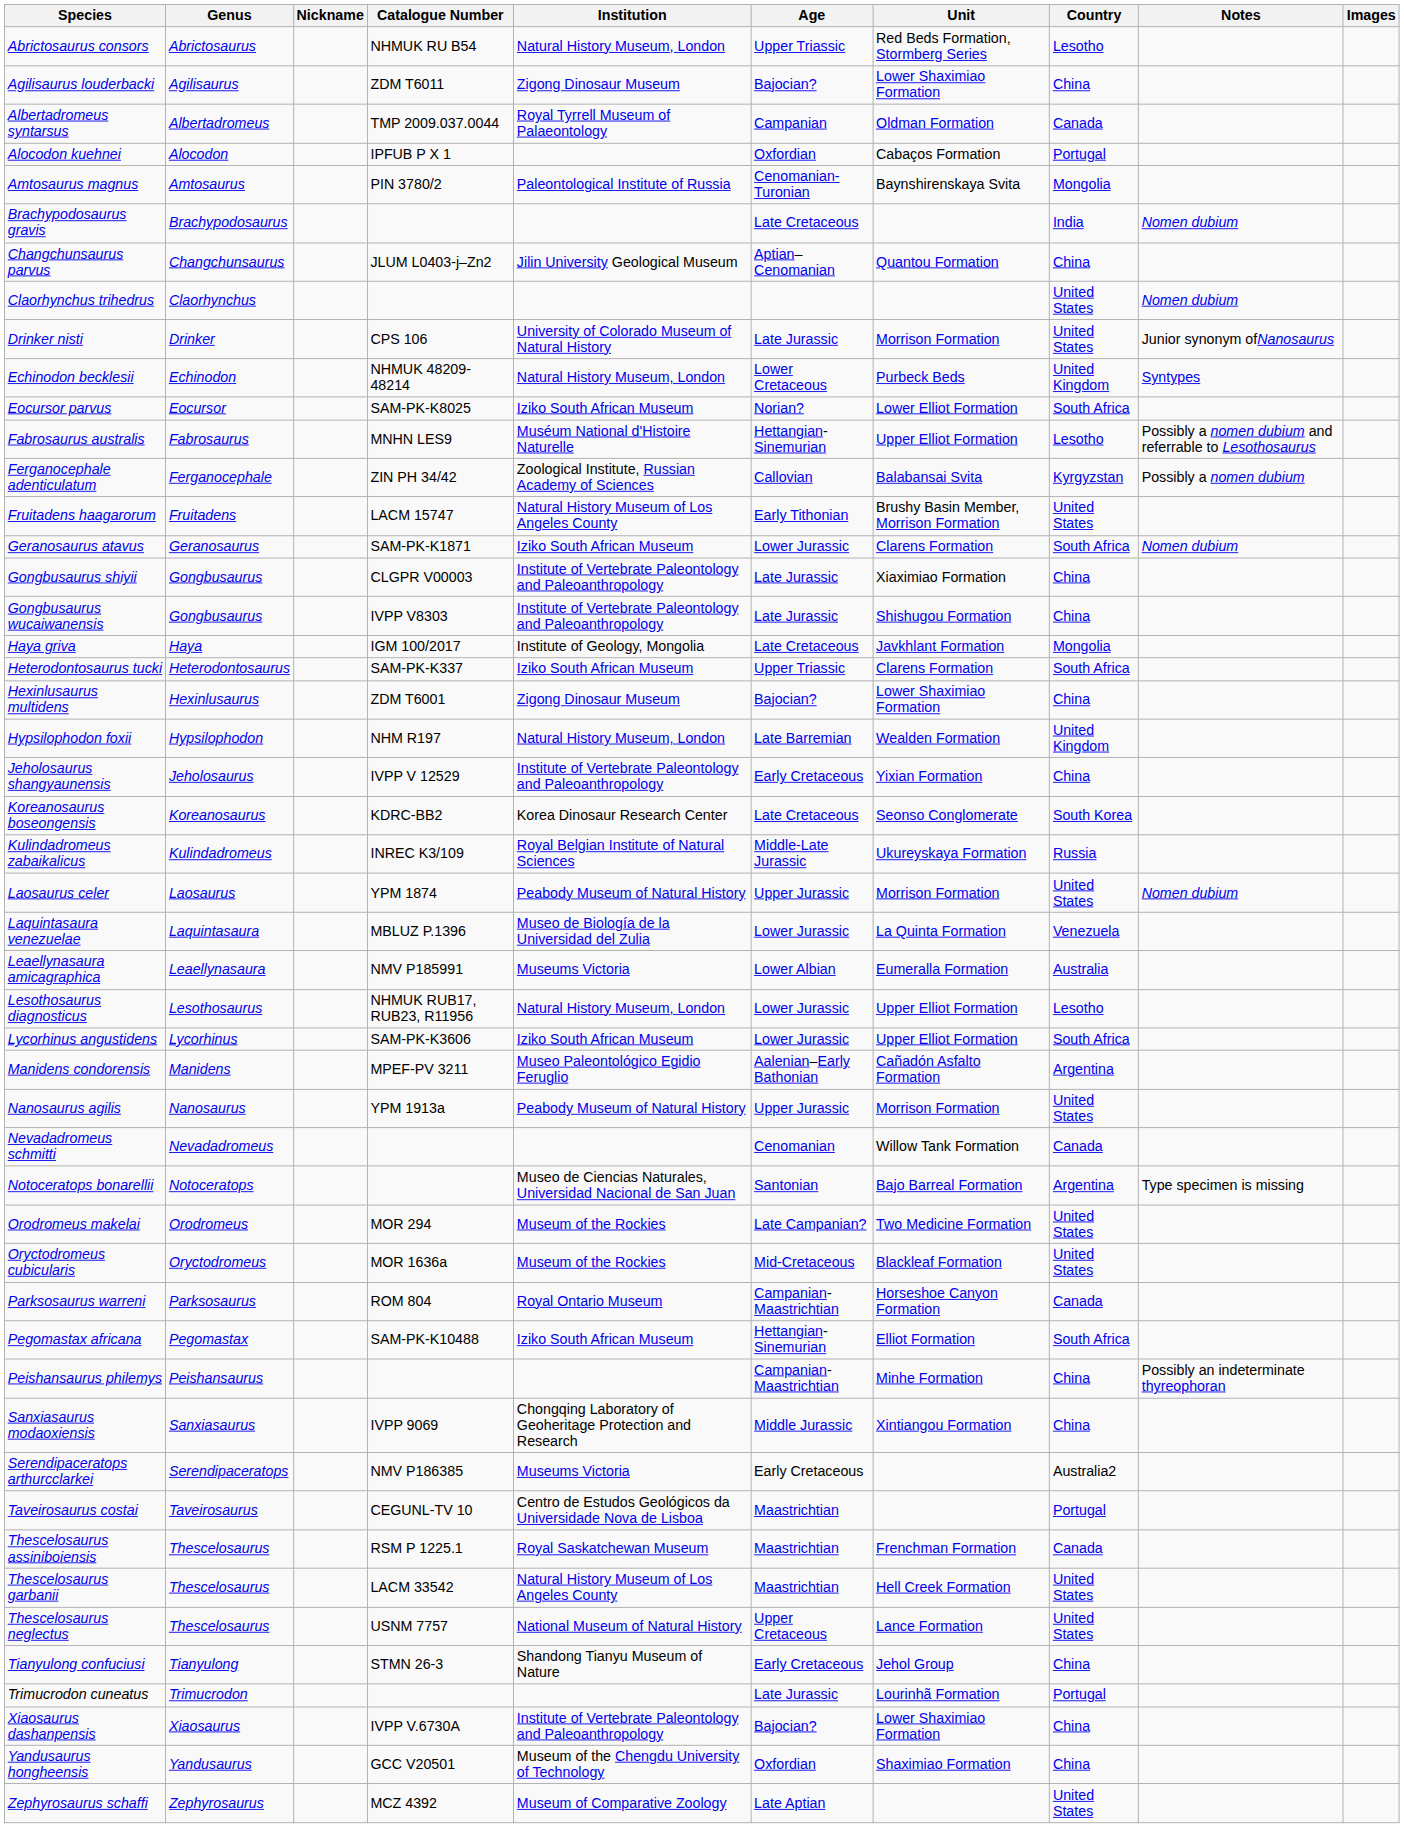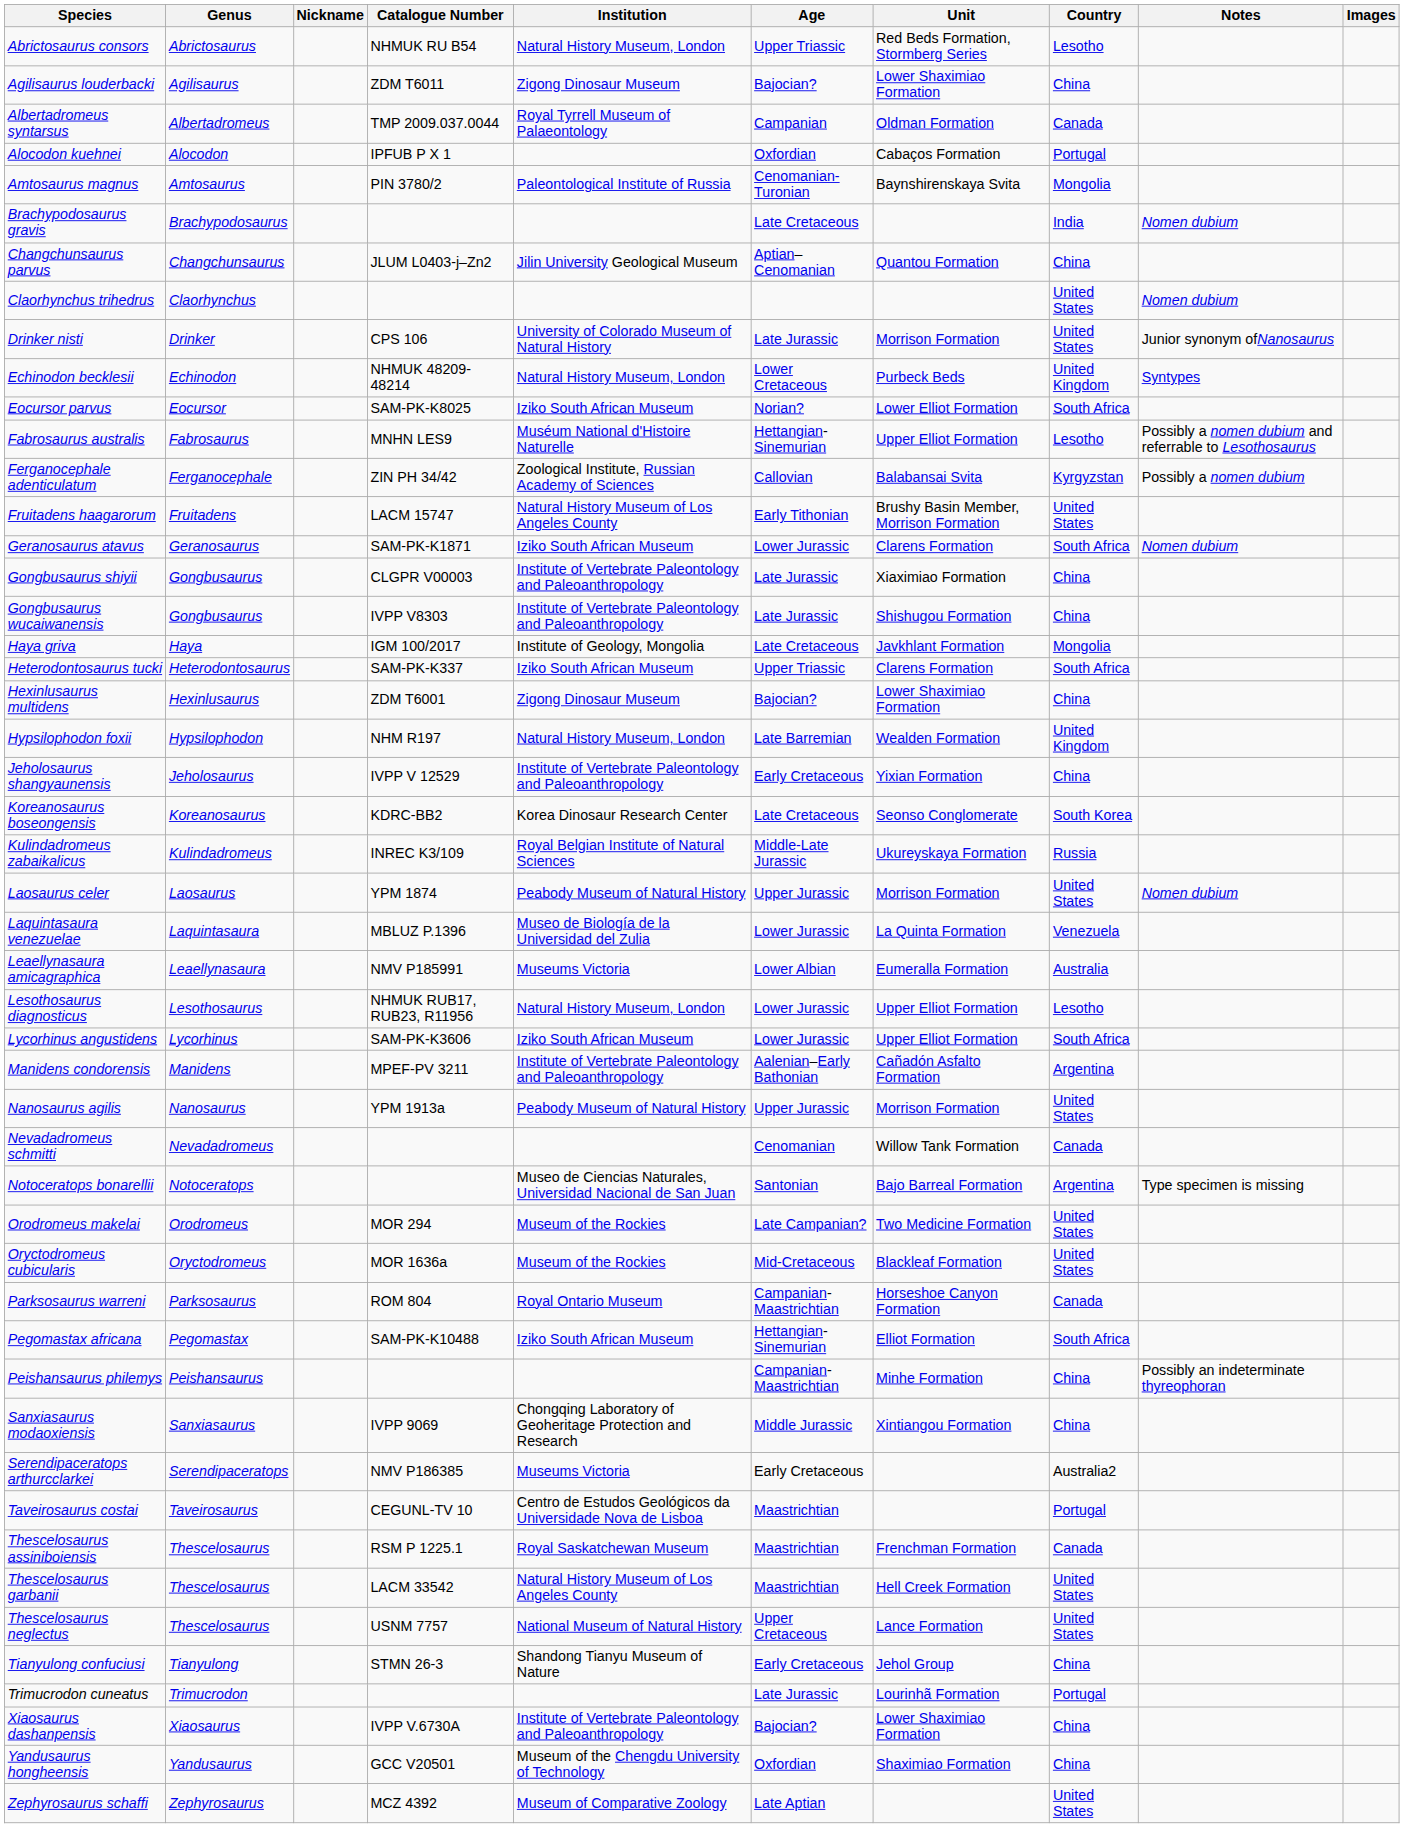(609, 1069) Museo Paleontológico Egidio Feruglio -> (628, 1069) Institute of Vertebrate Paleontology and Paleoanthropology
